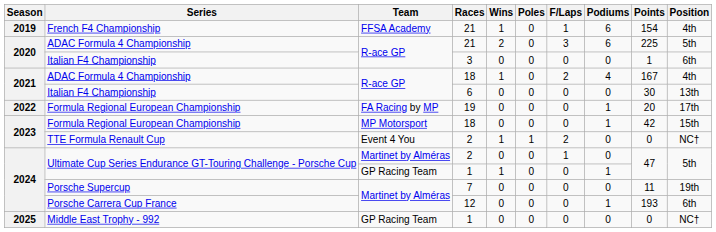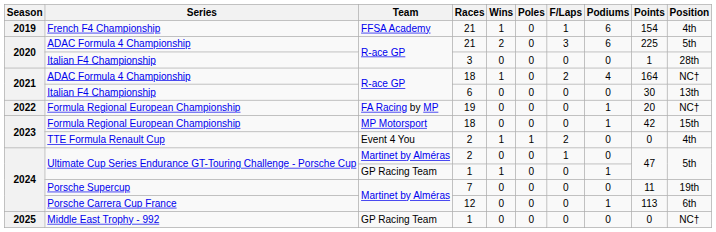(689, 60) 6th -> (689, 60) 28th
(649, 76) 167 -> (649, 76) 164
(689, 76) 4th -> (689, 76) NC†
(689, 108) 17th -> (689, 108) NC†
(689, 140) NC† -> (689, 140) 4th
(649, 204) 193 -> (649, 204) 113
